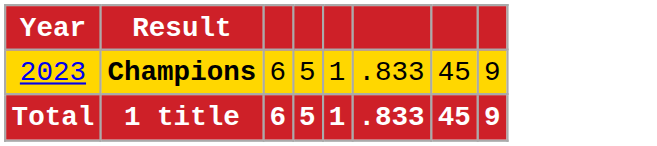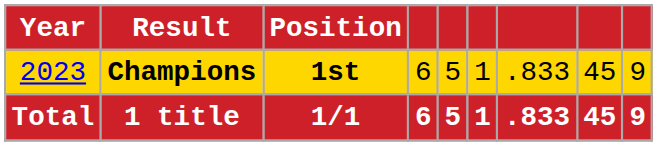+ column: (336, 28)
